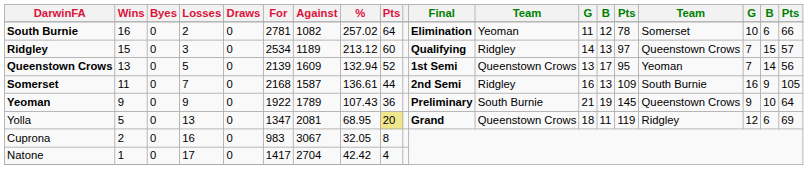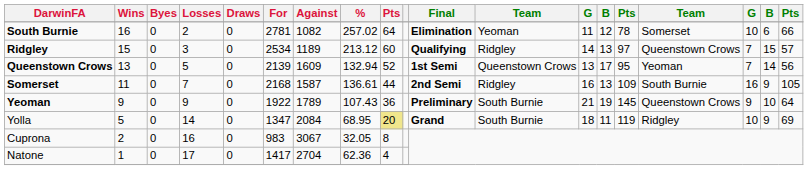(189, 120) 13 -> (189, 120) 14
(309, 120) 2081 -> (309, 120) 2084
(527, 120) Queenstown Crows -> (510, 120) South Burnie
(752, 120) 12 -> (752, 120) 10
(766, 120) 6 -> (766, 120) 9
(357, 155) 42.42 -> (357, 155) 62.36
